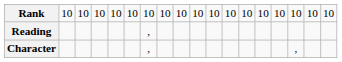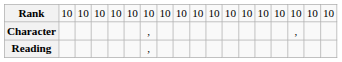rows swapped: (31, 48) <-> (31, 31)
